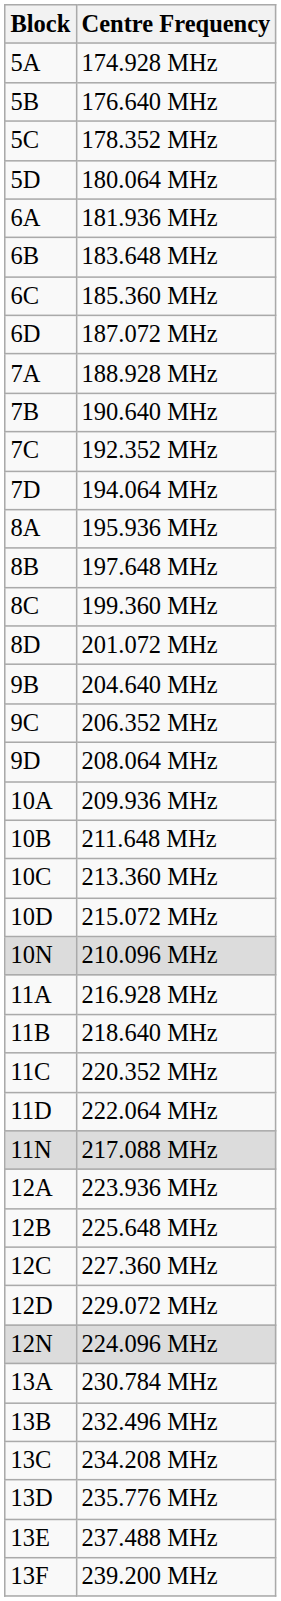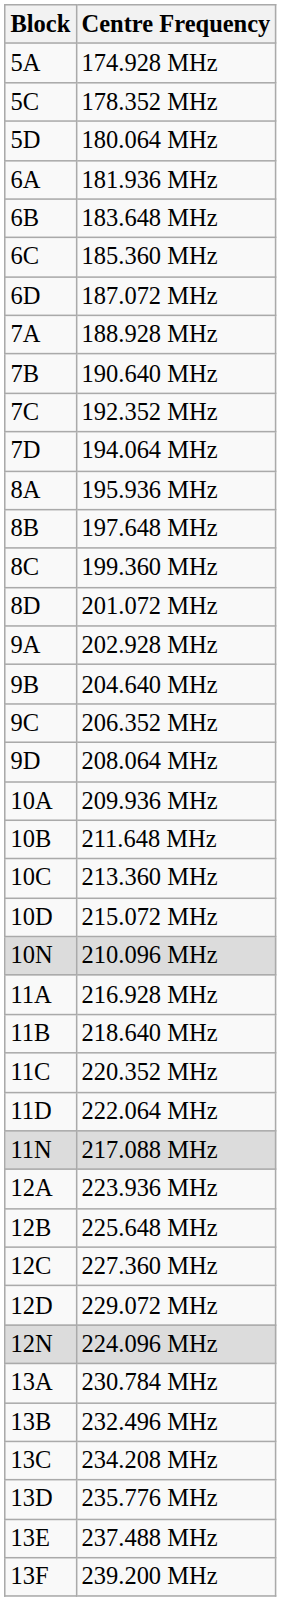- row: (150, 101)
+ row: (150, 645)
